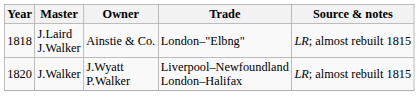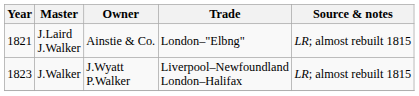(20, 40) 1818 -> (20, 40) 1821
(20, 74) 1820 -> (20, 74) 1823
